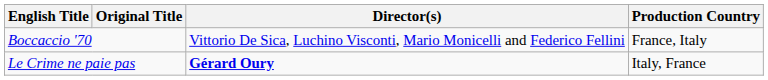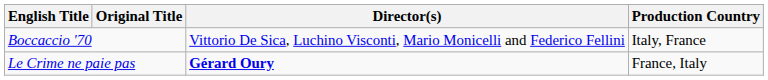(669, 39) France, Italy -> (669, 39) Italy, France
(669, 63) Italy, France -> (669, 63) France, Italy
